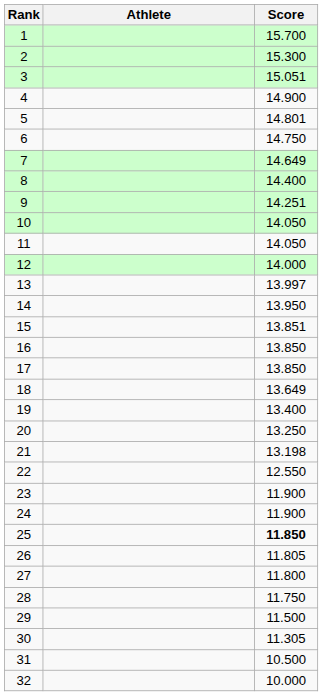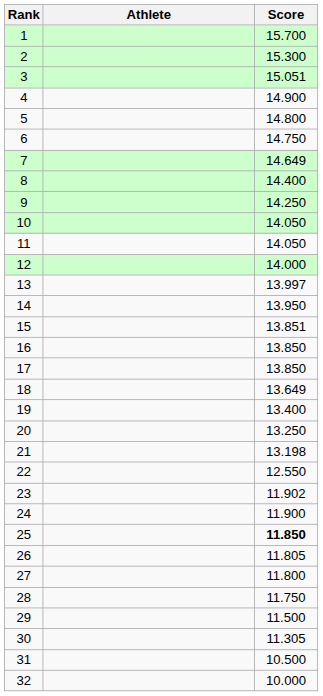(286, 118) 14.801 -> (286, 118) 14.800
(286, 202) 14.251 -> (286, 202) 14.250
(286, 493) 11.900 -> (286, 493) 11.902
